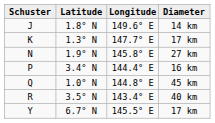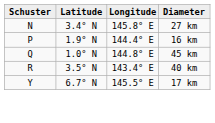- row: (30, 26)
- row: (30, 40)
(81, 54) 1.9° N -> (81, 26) 3.4° N
(81, 68) 3.4° N -> (81, 40) 1.9° N
